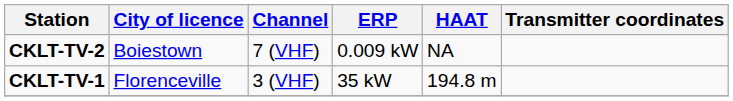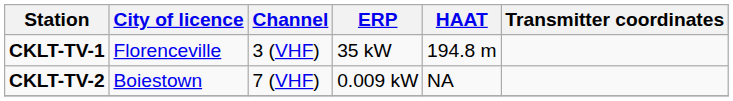rows swapped: (57, 80) <-> (57, 50)
